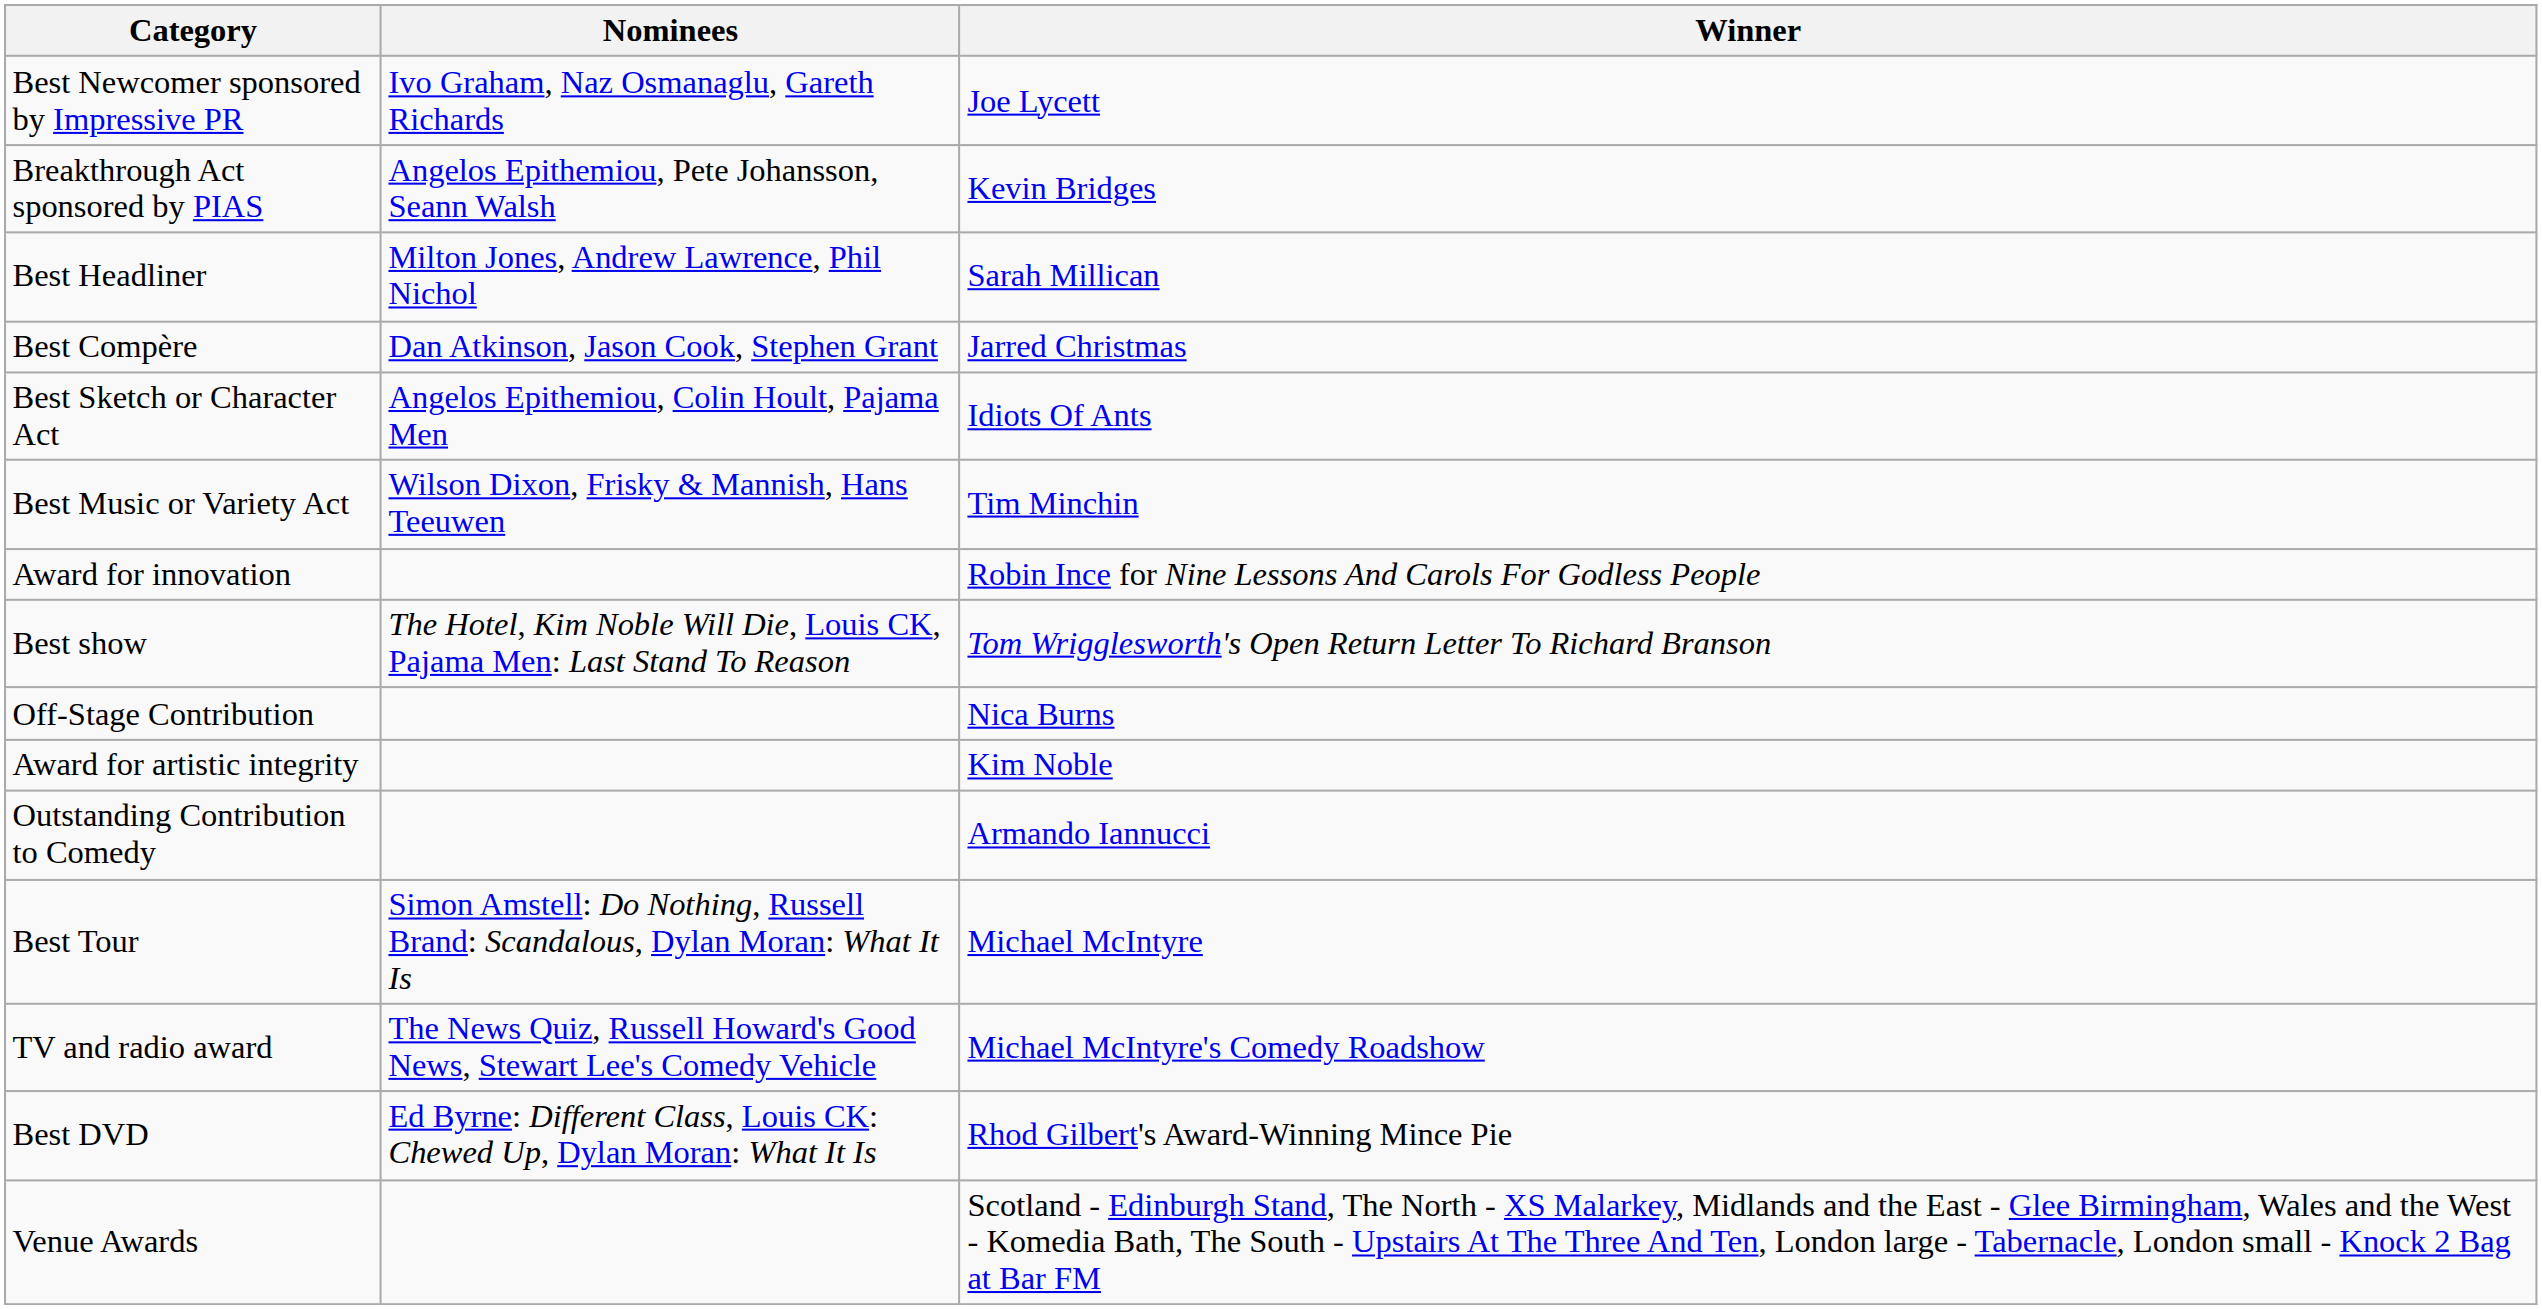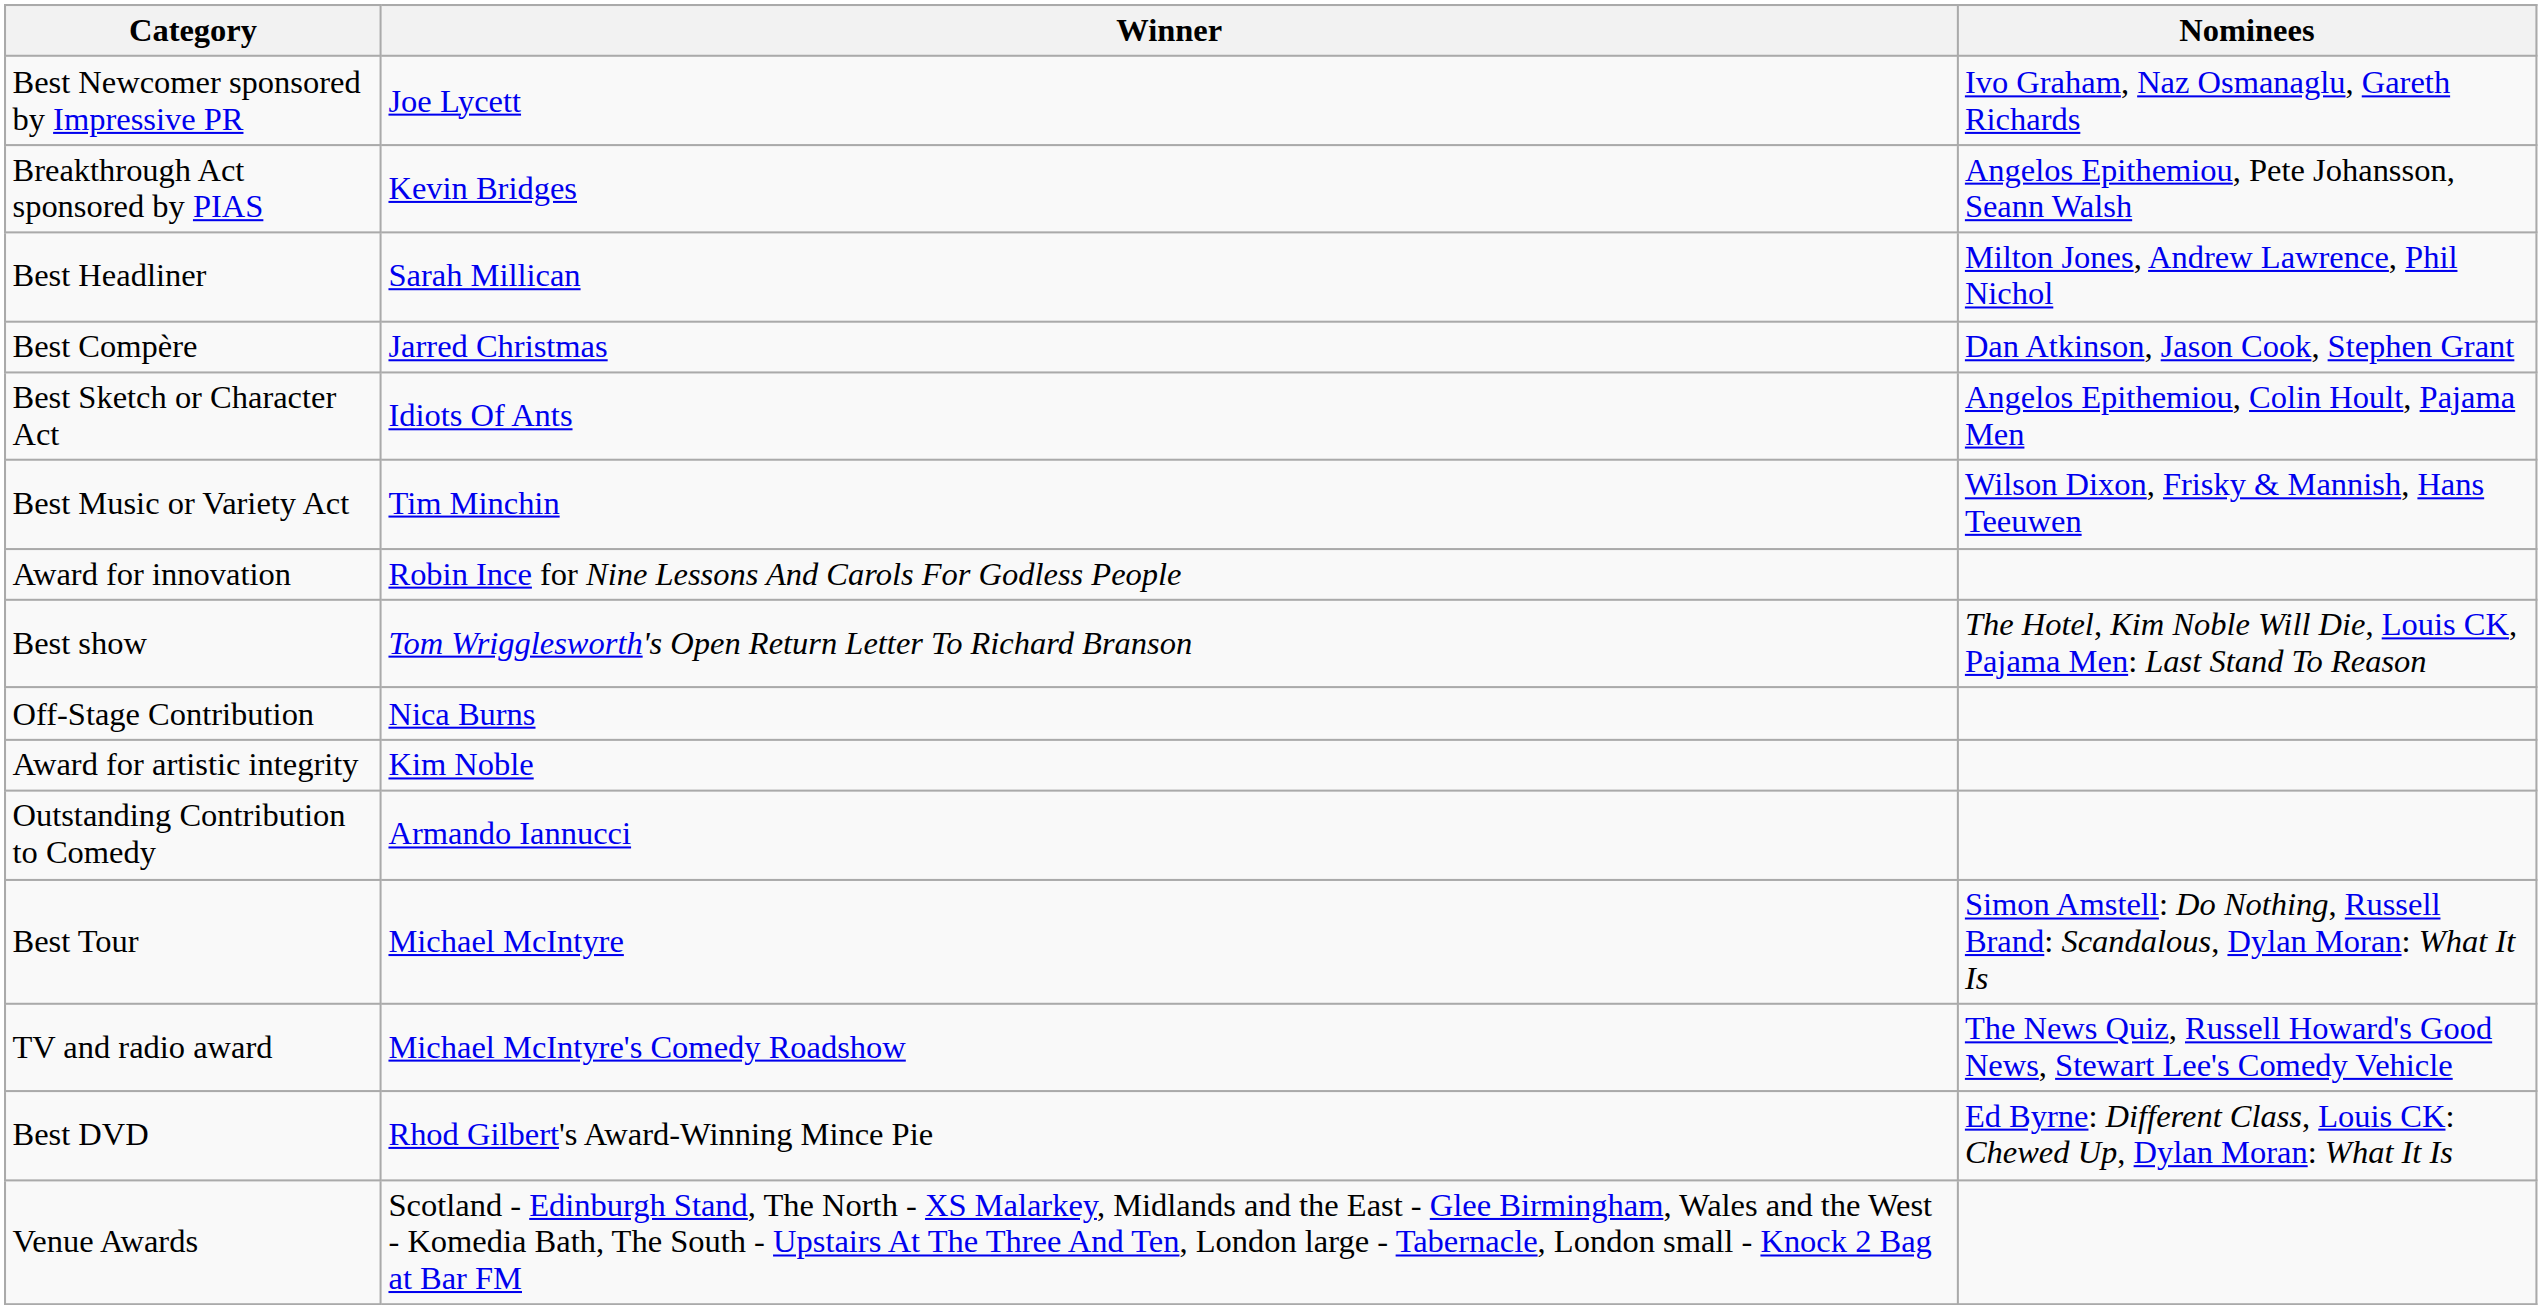columns swapped: (1748, 30) <-> (670, 30)
